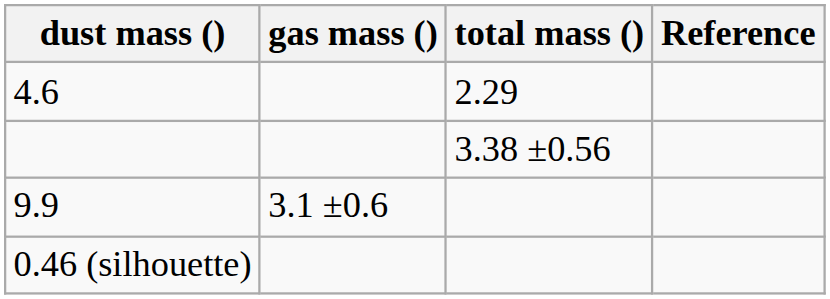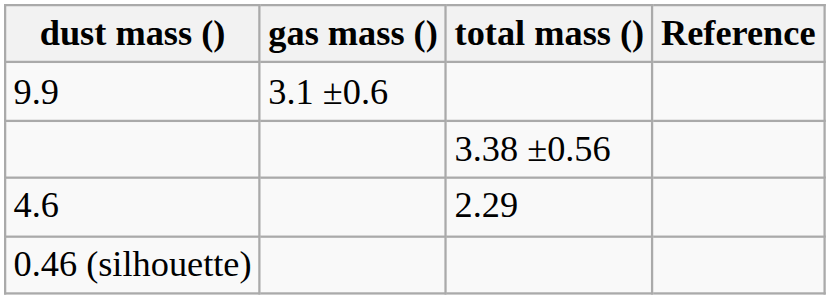rows swapped: (36, 90) <-> (36, 206)
